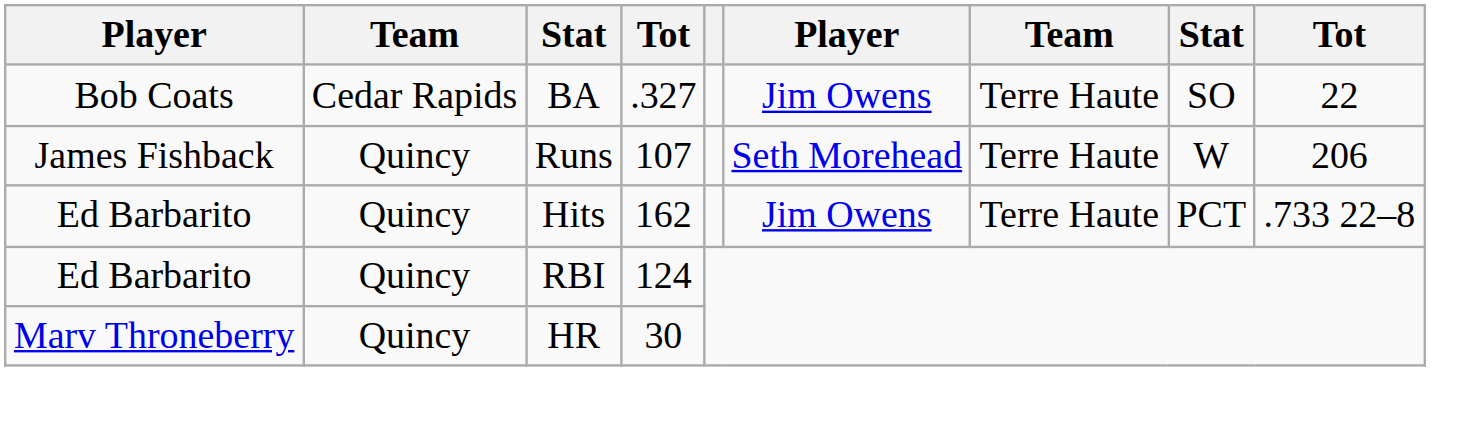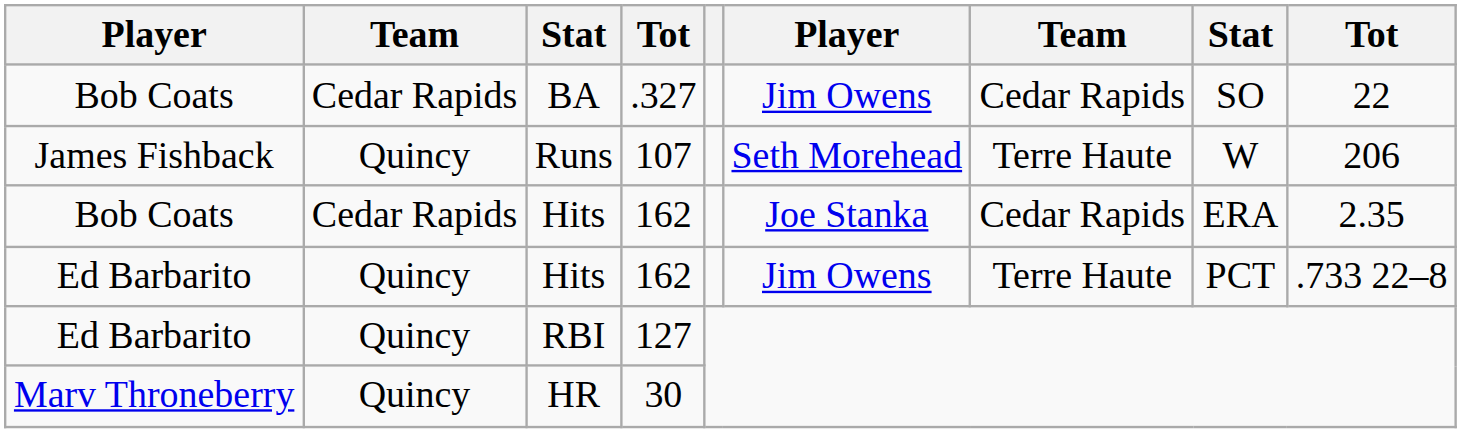(1069, 94) Terre Haute -> (1082, 94) Cedar Rapids
+ row: (154, 214)
(663, 275) 124 -> (663, 335) 127
